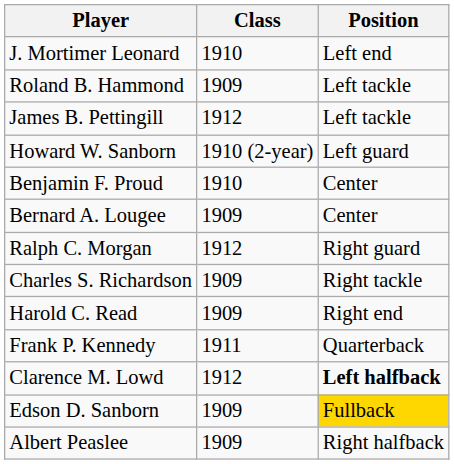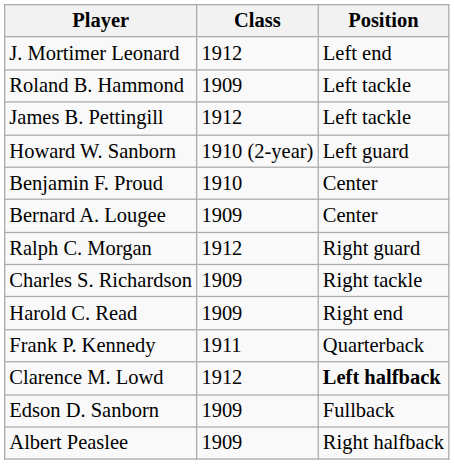(222, 53) 1910 -> (222, 53) 1912
(359, 410) gold background -> (359, 410) no background
